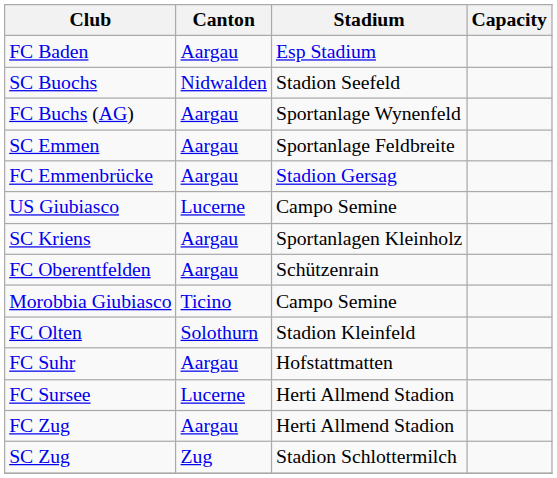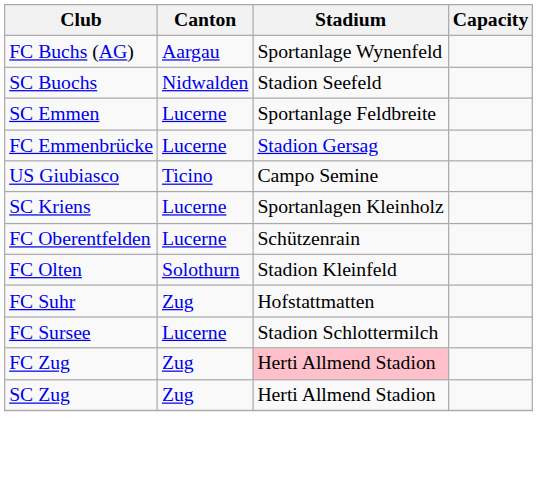- row: (49, 51)
rows swapped: (71, 113) <-> (53, 82)
(209, 144) Aargau -> (194, 113) Lucerne
(209, 176) Aargau -> (194, 144) Lucerne
(213, 207) Lucerne -> (187, 176) Ticino
(209, 238) Aargau -> (194, 207) Lucerne
(209, 269) Aargau -> (194, 238) Lucerne
- row: (90, 301)
(209, 363) Aargau -> (178, 301) Zug
(365, 394) Herti Allmend Stadion -> (348, 332) Stadion Schlottermilch
(209, 425) Aargau -> (178, 363) Zug
(365, 425) no background -> (346, 363) pink background
(366, 457) Stadion Schlottermilch -> (346, 394) Herti Allmend Stadion
